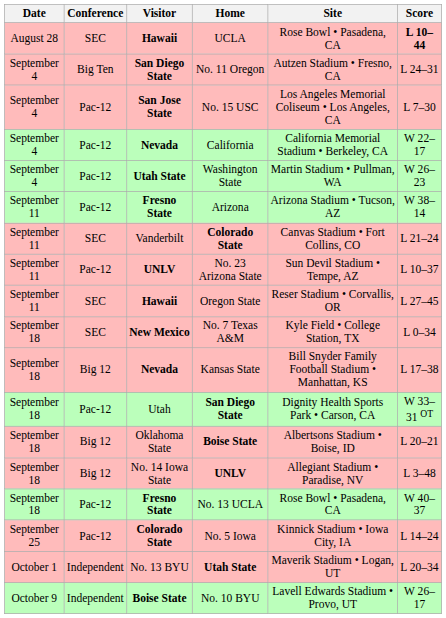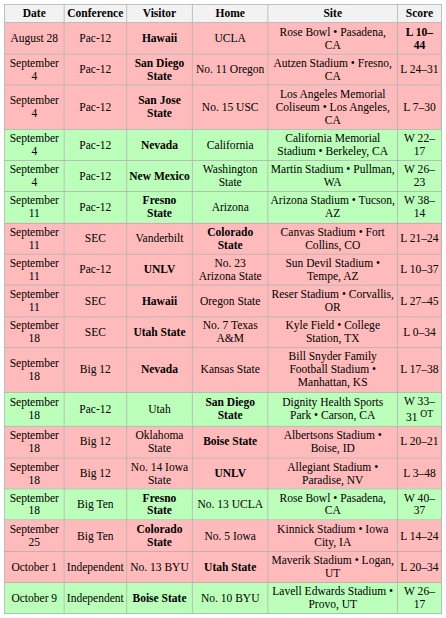(95, 38) SEC -> (95, 38) Pac-12
(95, 69) Big Ten -> (95, 69) Pac-12
(159, 176) Utah State -> (159, 176) New Mexico
(159, 332) New Mexico -> (159, 332) Utah State
(95, 504) Pac-12 -> (95, 504) Big Ten
(95, 535) Pac-12 -> (95, 535) Big Ten
